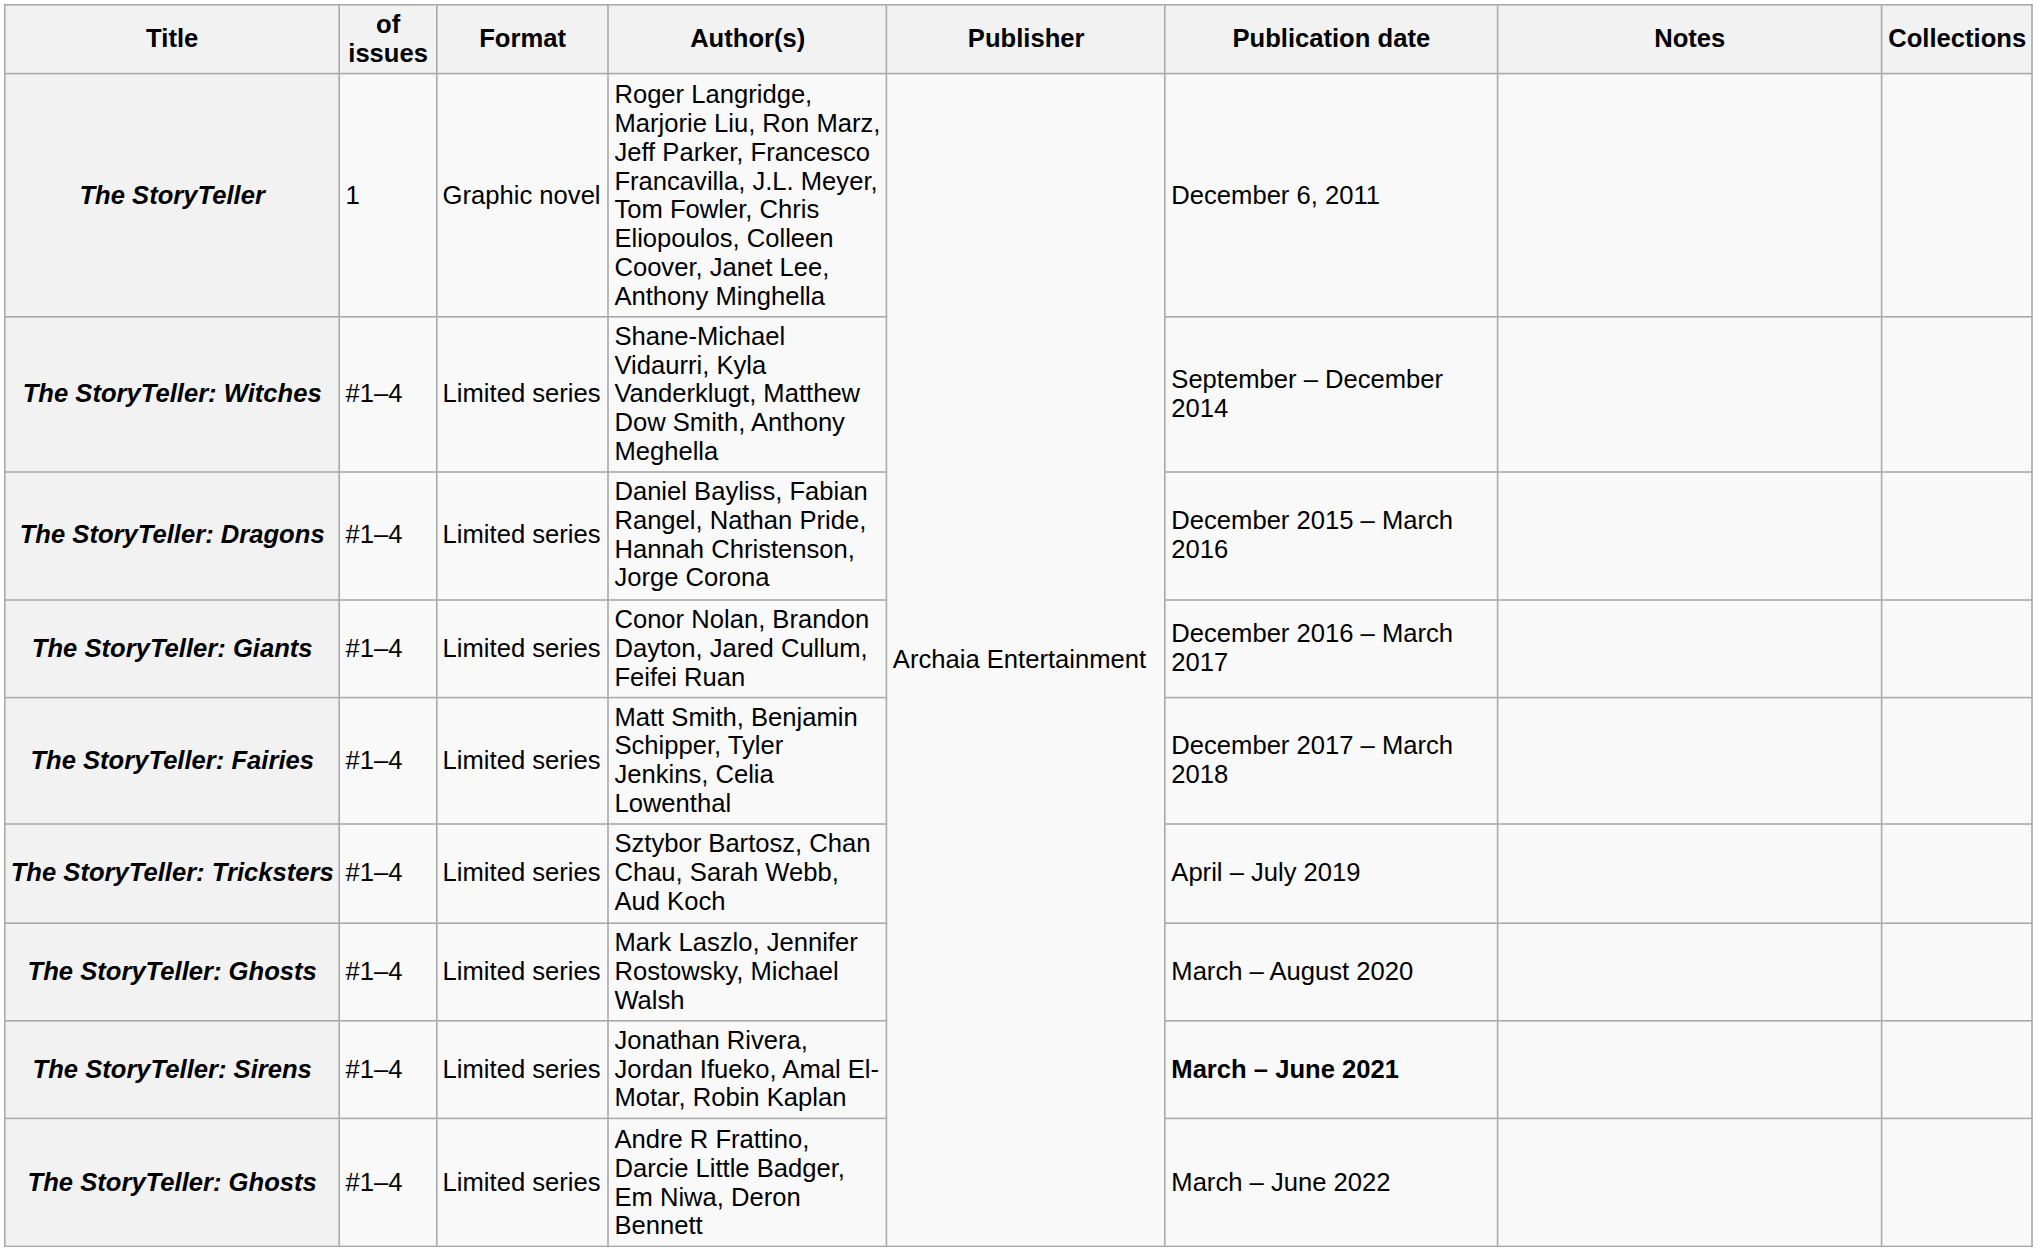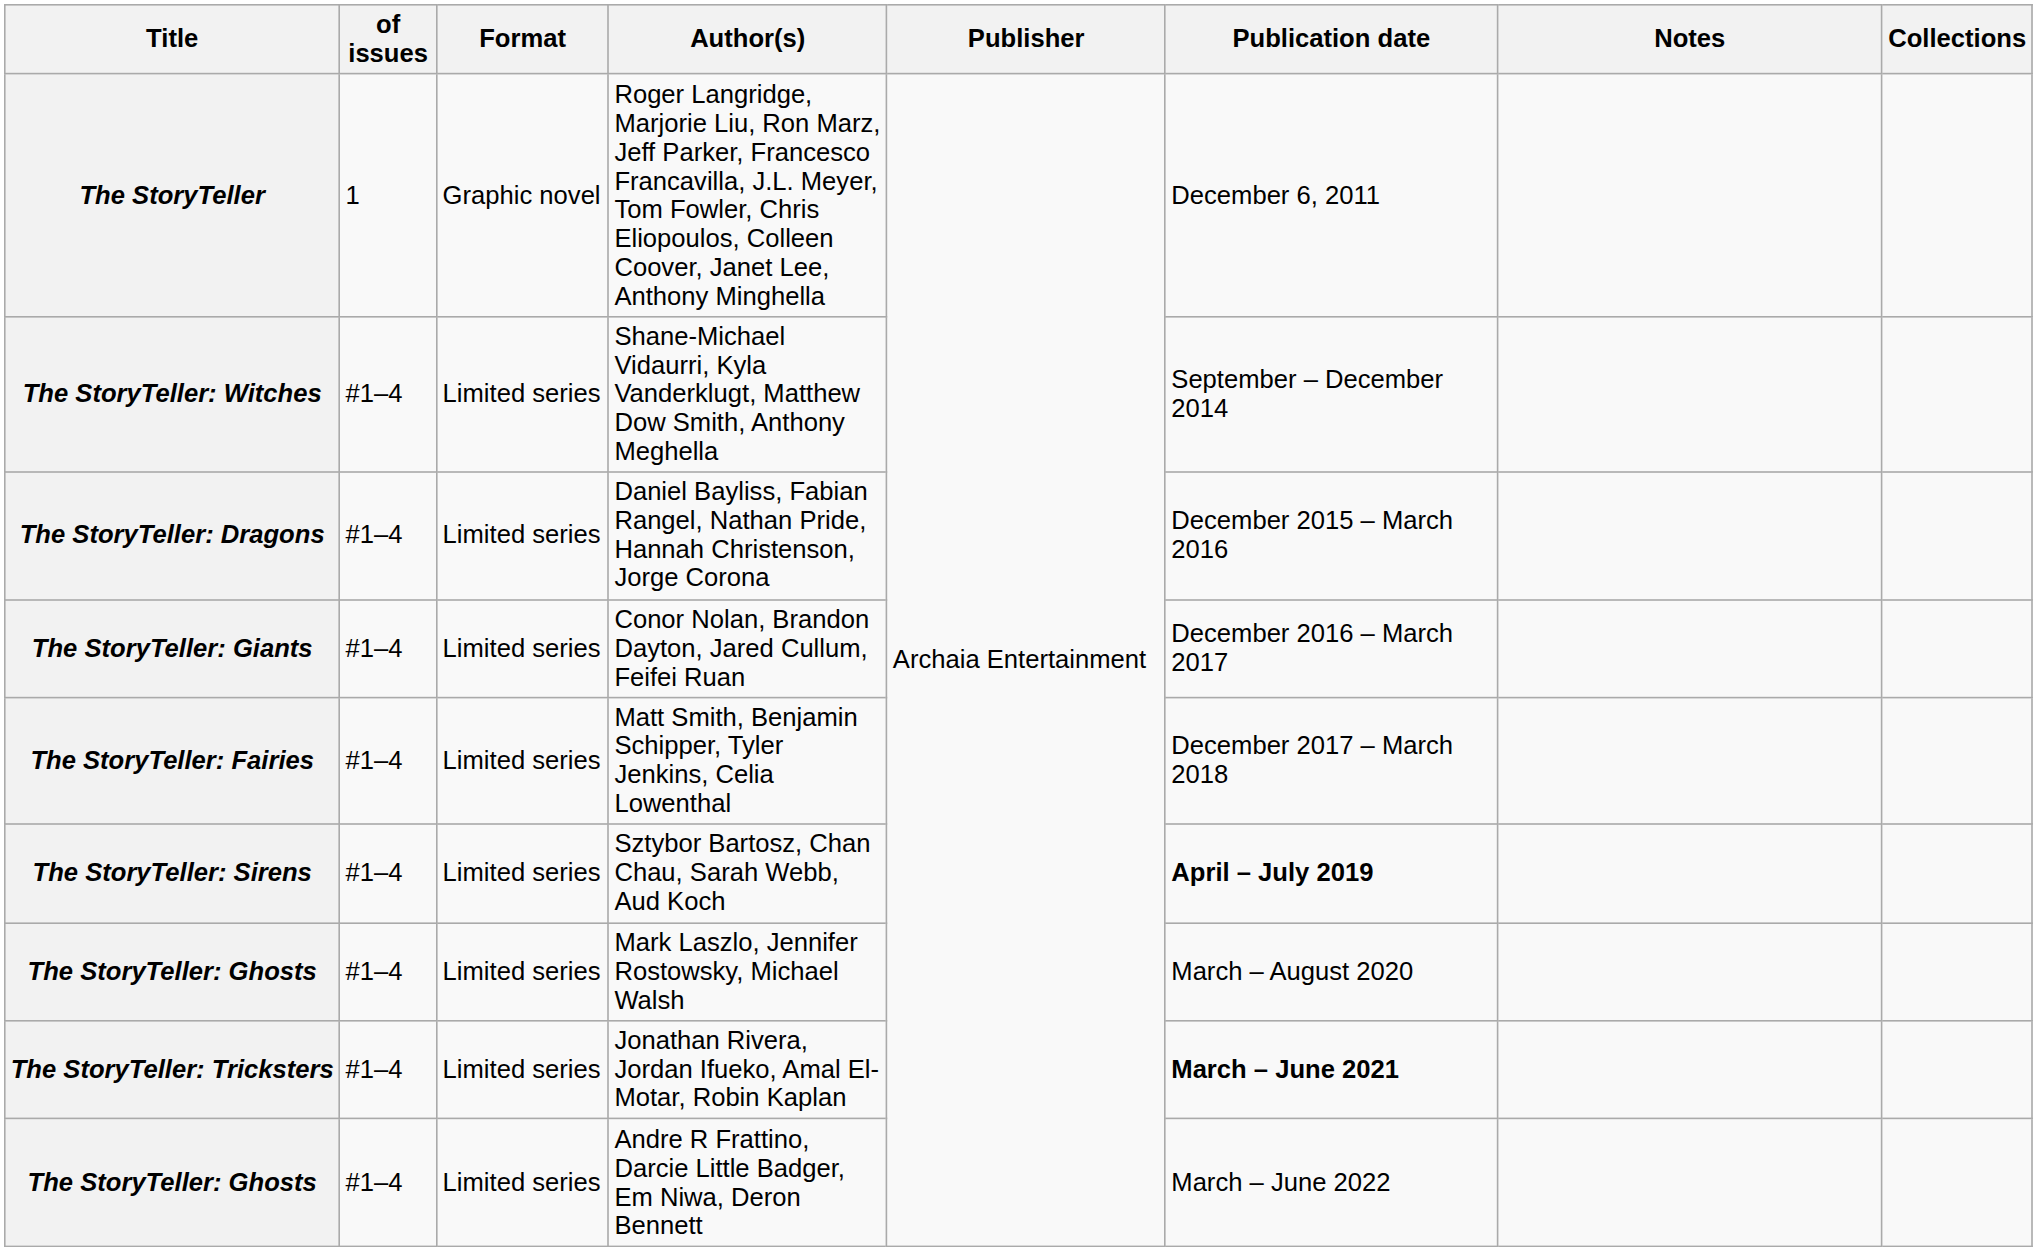(172, 873) The StoryTeller: Tricksters -> (172, 873) The StoryTeller: Sirens
(1266, 873) normal -> (1272, 873) bold
(172, 1069) The StoryTeller: Sirens -> (172, 1069) The StoryTeller: Tricksters
